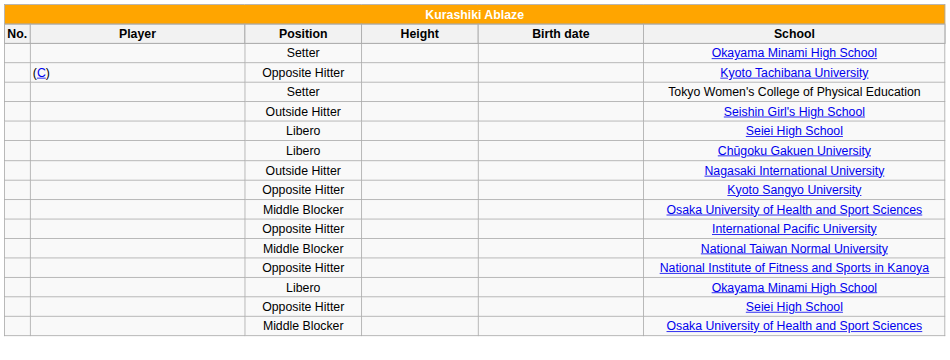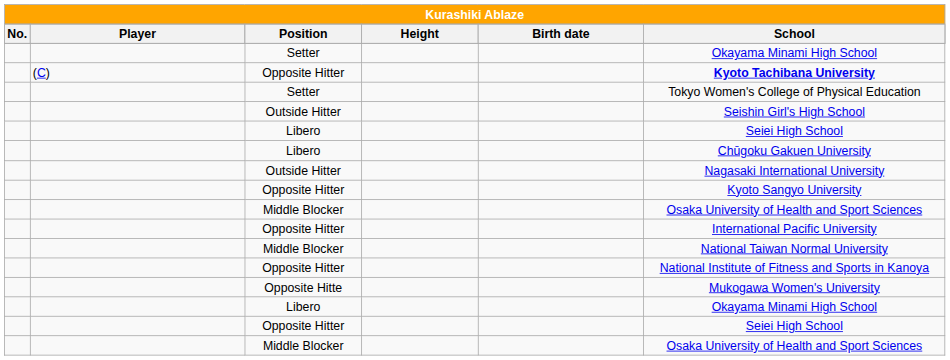(794, 73) normal -> (794, 73) bold
+ row: (137, 287)
